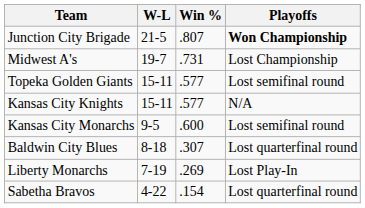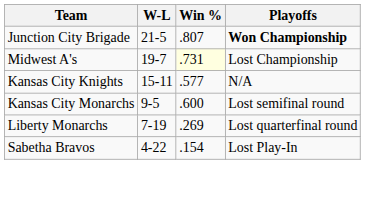(191, 59) no background -> (191, 59) lightyellow background
- row: (70, 81)
- row: (63, 147)
(263, 170) Lost Play-In -> (293, 125) Lost quarterfinal round
(293, 192) Lost quarterfinal round -> (263, 147) Lost Play-In
